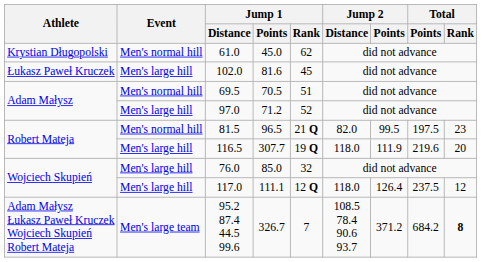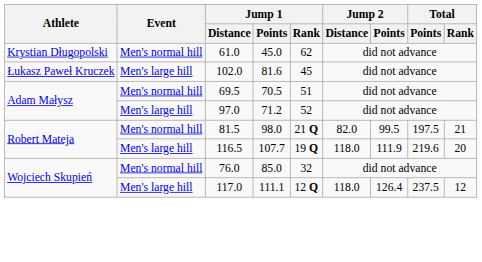(272, 129) 96.5 -> (272, 129) 98.0
(460, 129) 23 -> (460, 129) 21
(272, 149) 307.7 -> (272, 149) 107.7
(156, 168) Men's large hill -> (161, 168) Men's normal hill
- row: (229, 227)
